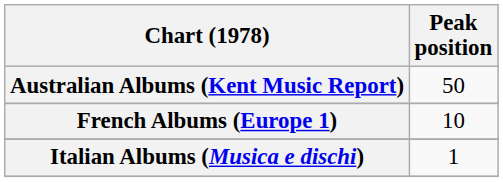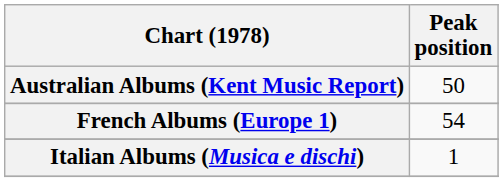(453, 120) 10 -> (453, 120) 54
